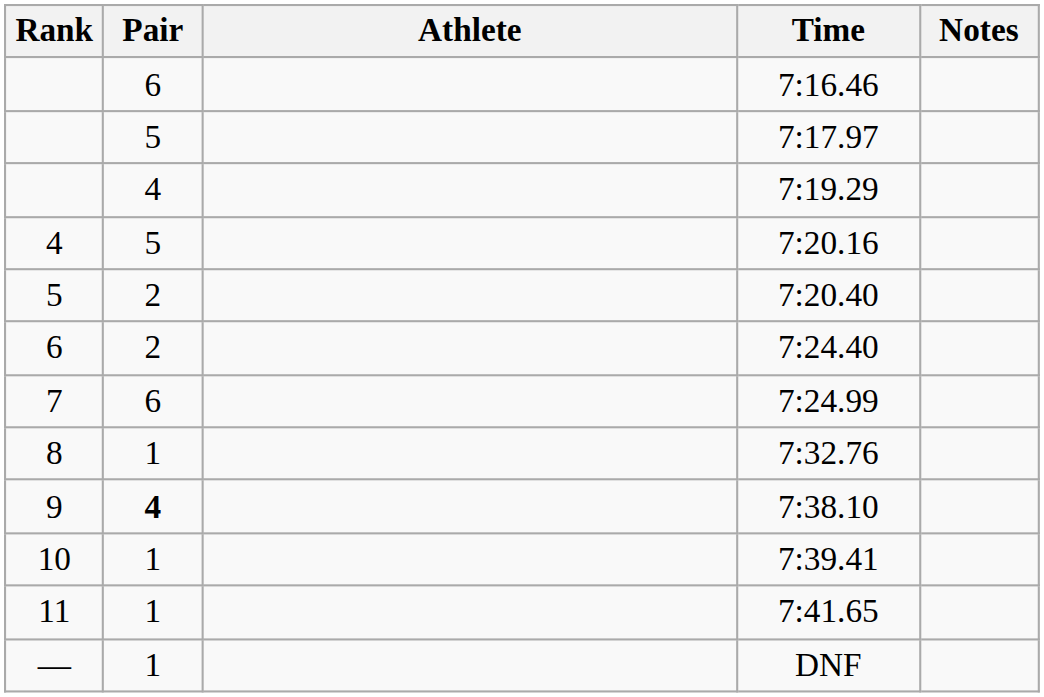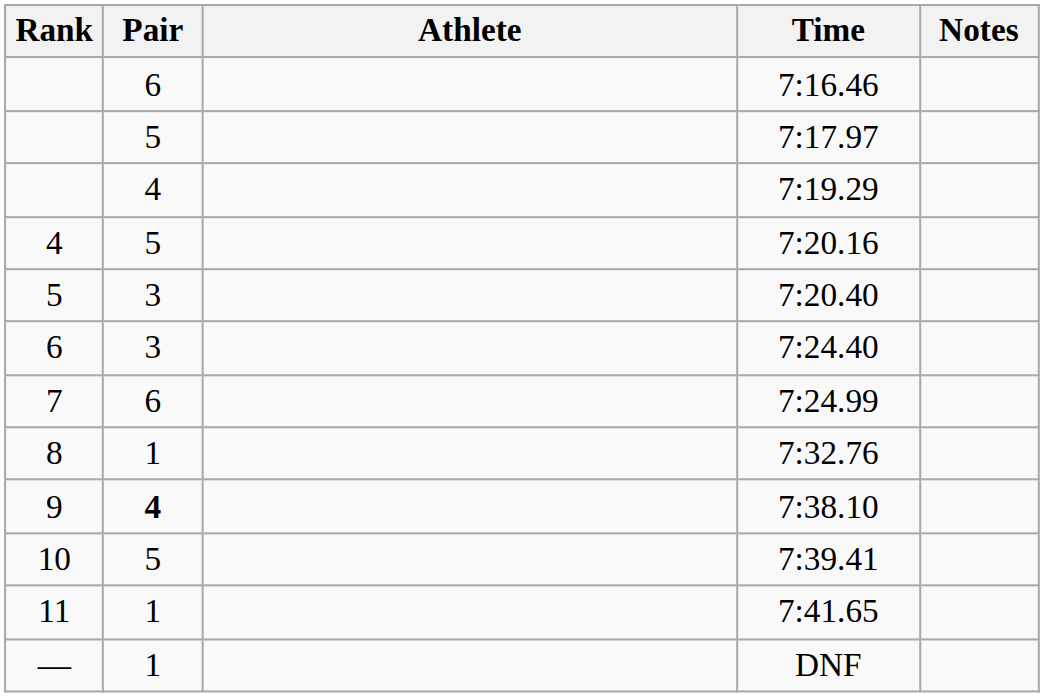(153, 294) 2 -> (153, 294) 3
(153, 347) 2 -> (153, 347) 3
(153, 558) 1 -> (153, 558) 5
